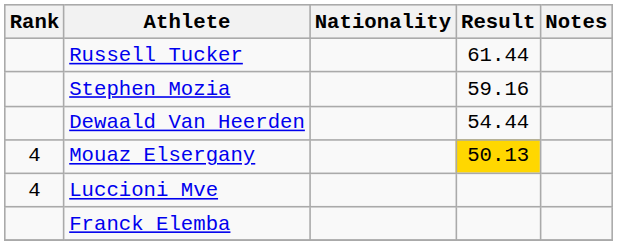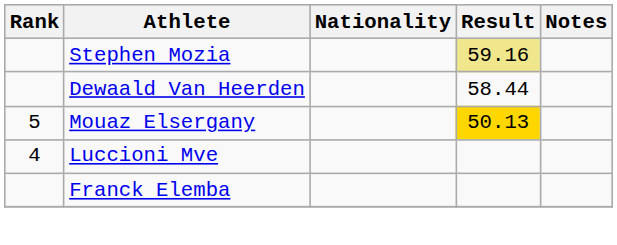- row: (156, 55)
(498, 89) no background -> (498, 55) khaki background
(498, 123) 54.44 -> (498, 89) 58.44
(35, 156) 4 -> (35, 123) 5
